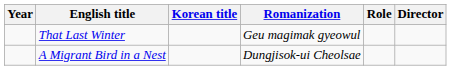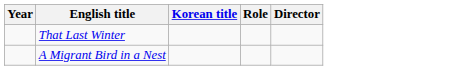- column: (302, 14)
